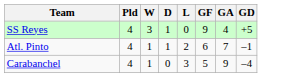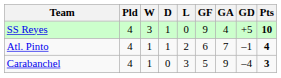+ column: (267, 13)
